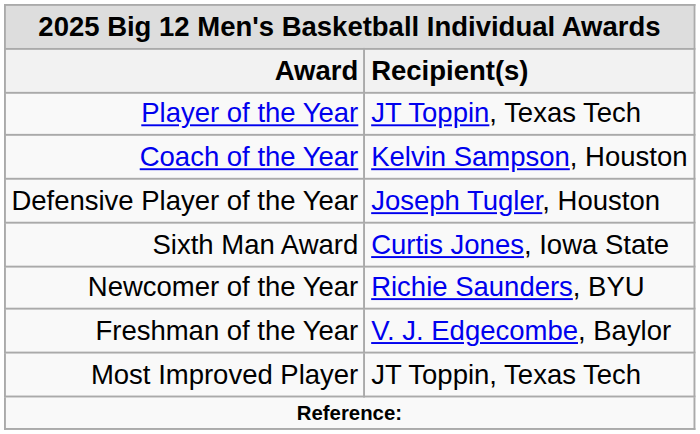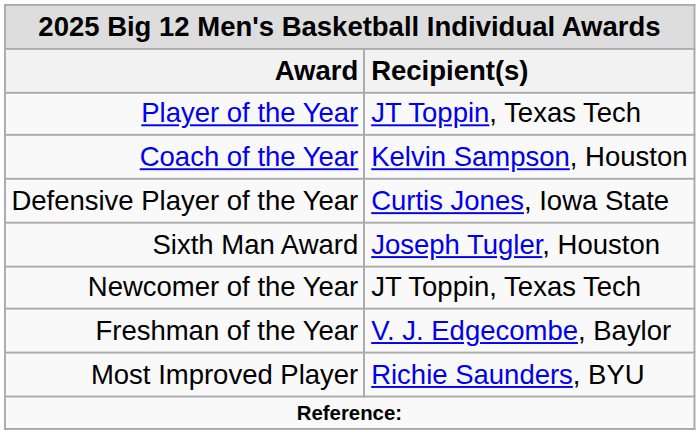(516, 201) Joseph Tugler, Houston -> (520, 201) Curtis Jones, Iowa State
(520, 244) Curtis Jones, Iowa State -> (516, 244) Joseph Tugler, Houston
(508, 288) Richie Saunders, BYU -> (506, 288) JT Toppin, Texas Tech
(506, 375) JT Toppin, Texas Tech -> (508, 375) Richie Saunders, BYU
